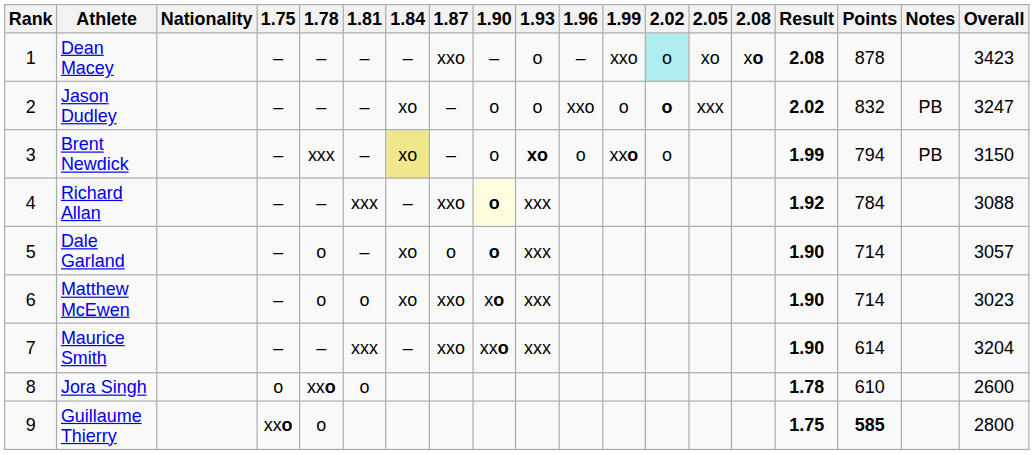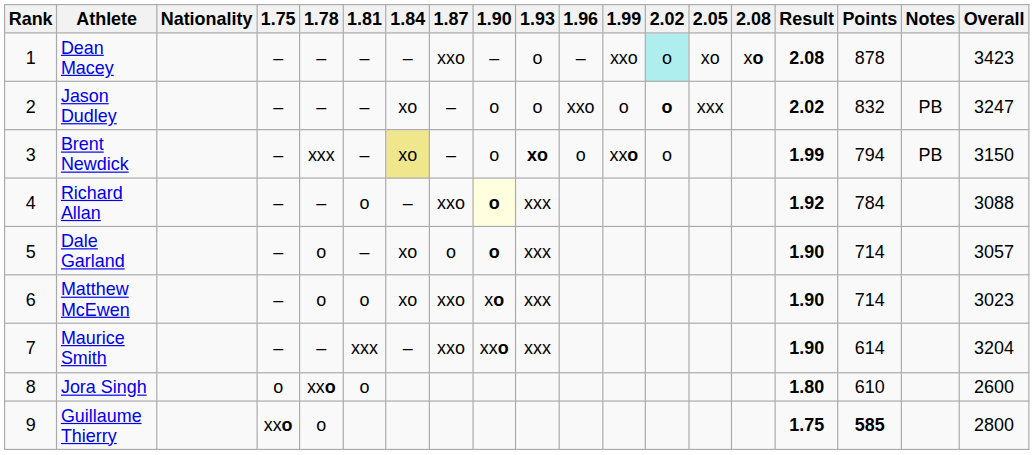(365, 203) xxx -> (365, 203) o
(807, 387) 1.78 -> (807, 387) 1.80
